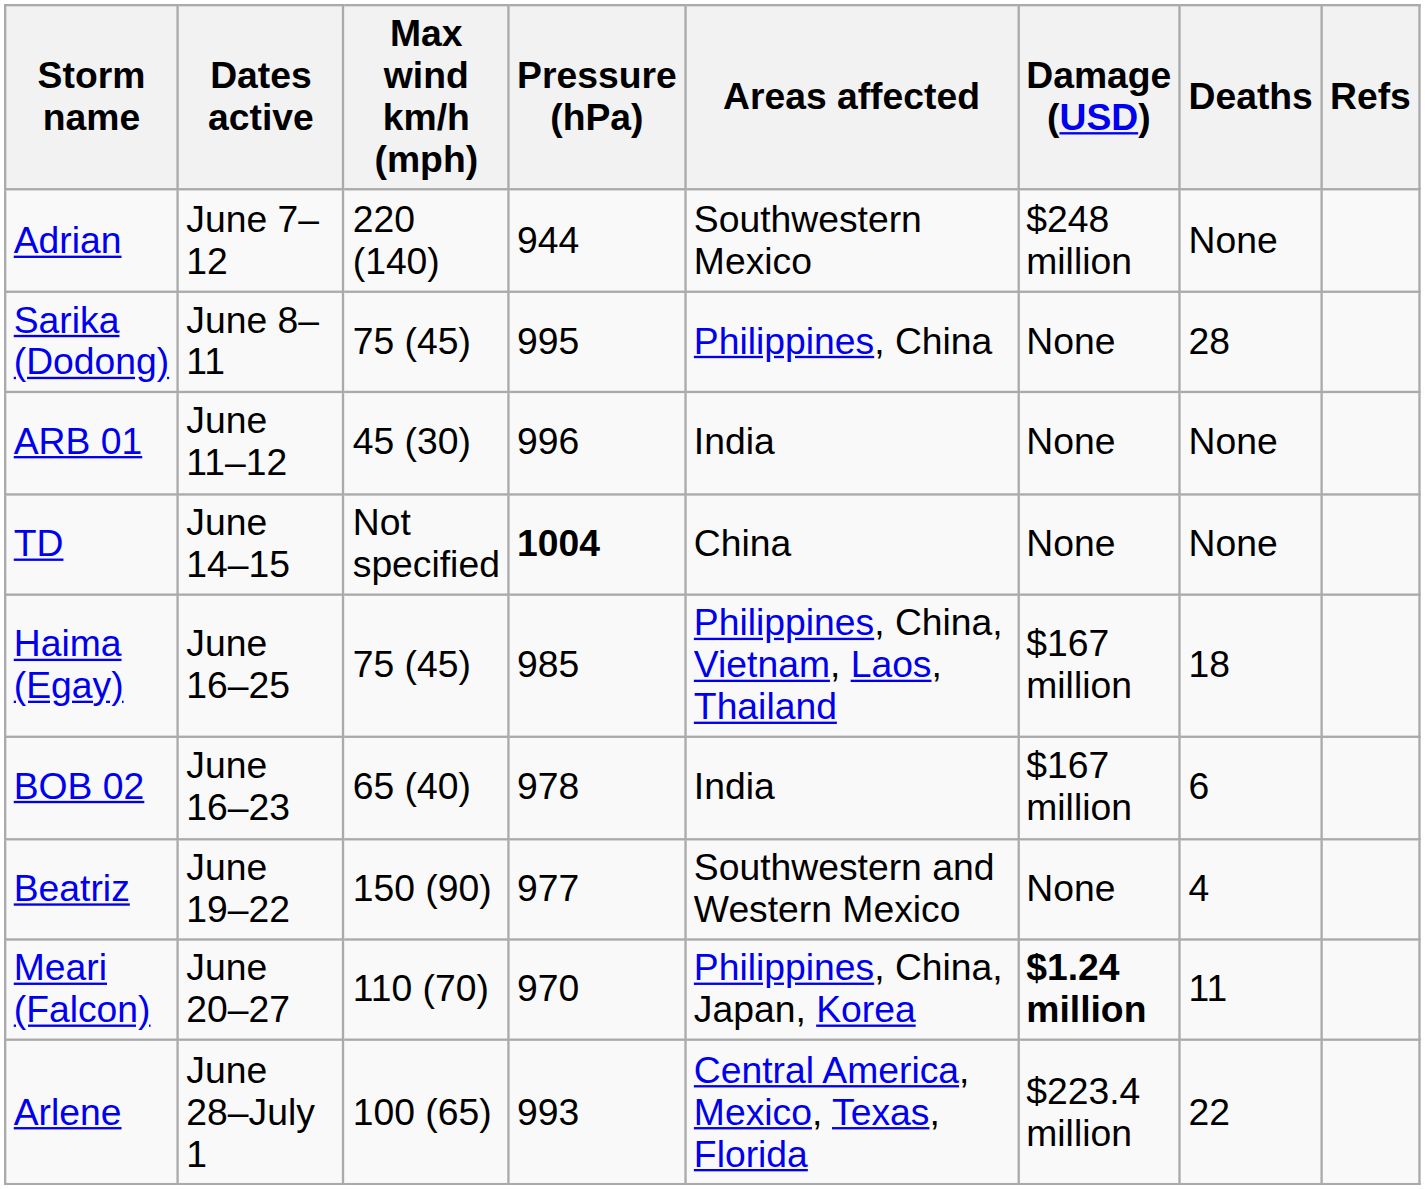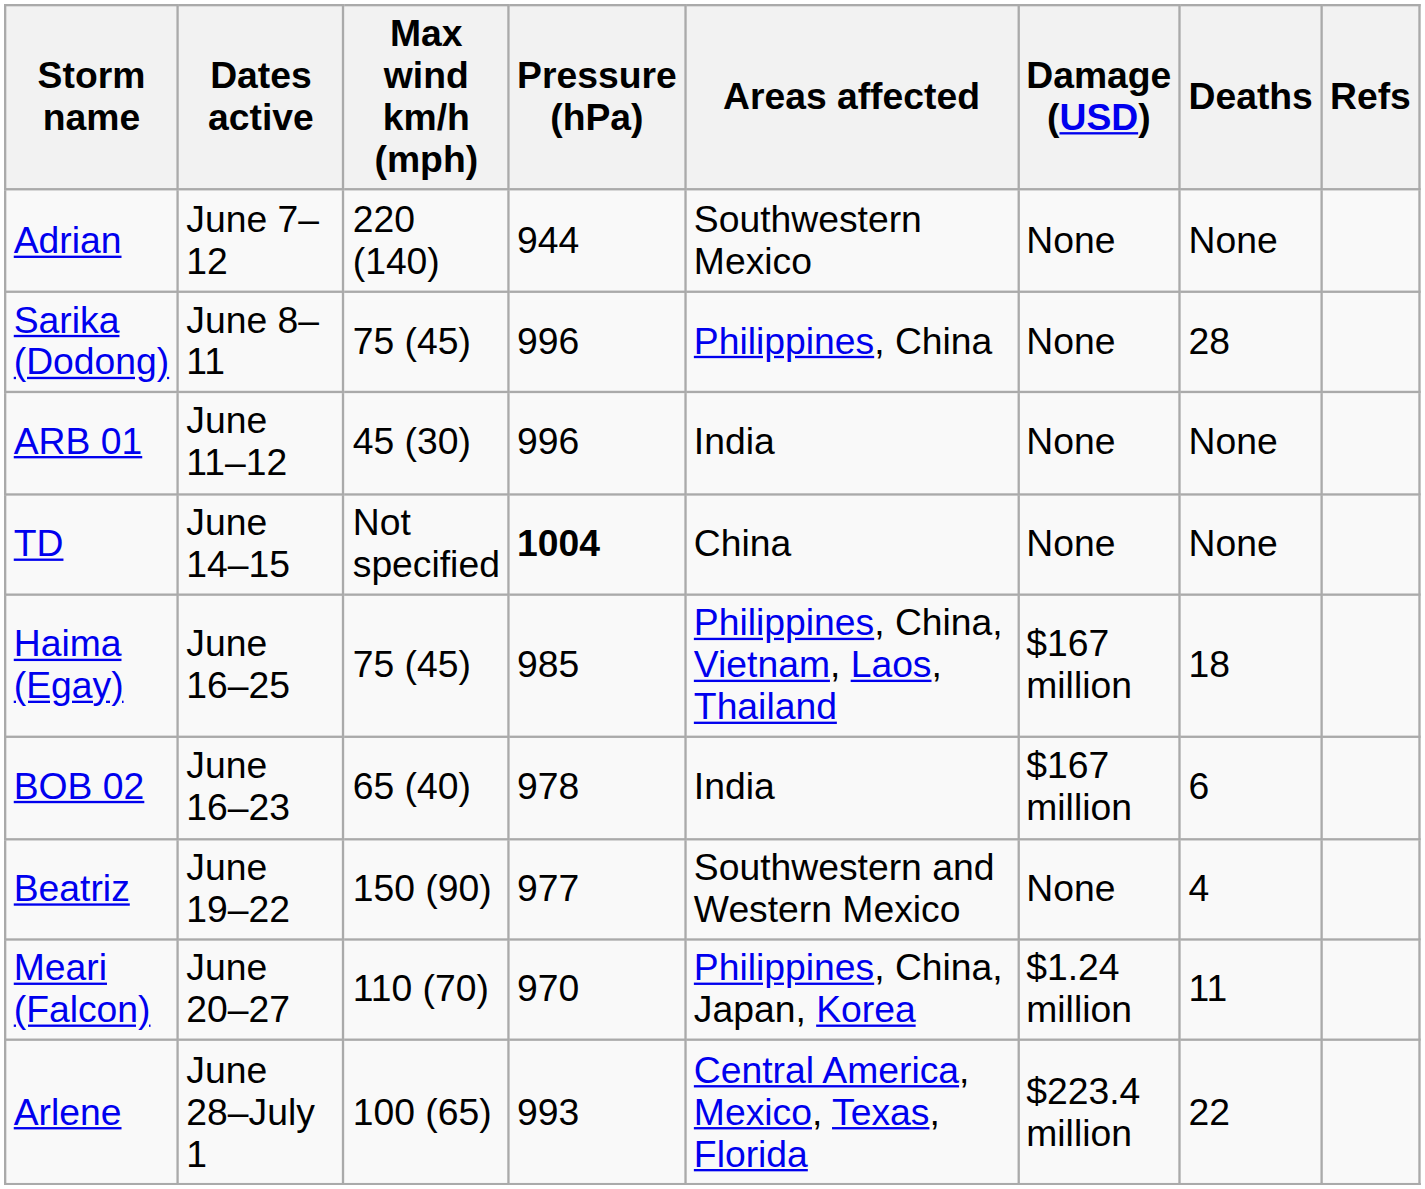(1079, 239) $248 million -> (1071, 239) None
(548, 341) 995 -> (548, 341) 996
(1086, 989) bold -> (1079, 989) normal
